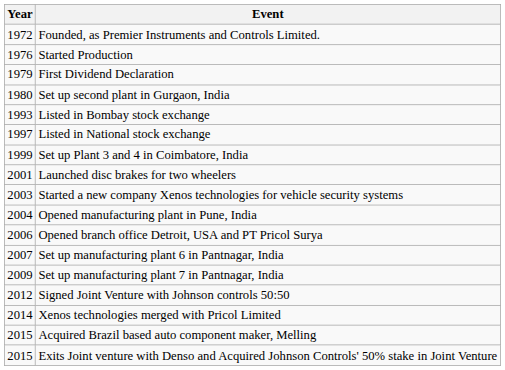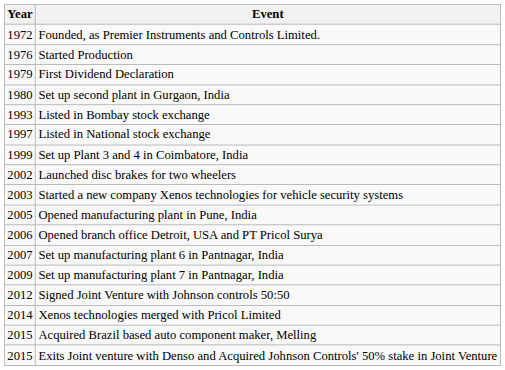(20, 174) 2001 -> (20, 174) 2002
(20, 214) 2004 -> (20, 214) 2005
